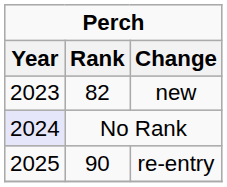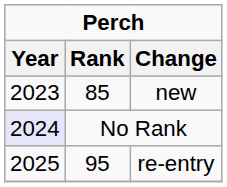(97, 93) 82 -> (97, 93) 85
(97, 164) 90 -> (97, 164) 95
